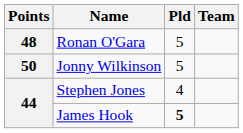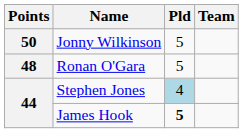rows swapped: (109, 66) <-> (101, 41)
(180, 90) no background -> (180, 90) lightblue background
